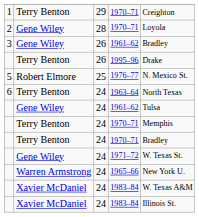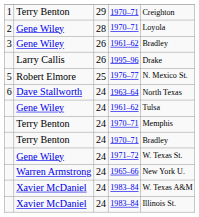(43, 60) Terry Benton -> (41, 60) Larry Callis
(43, 92) Terry Benton -> (49, 92) Dave Stallworth
